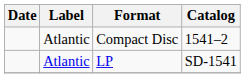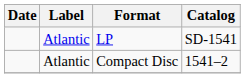rows swapped: (105, 61) <-> (137, 38)
